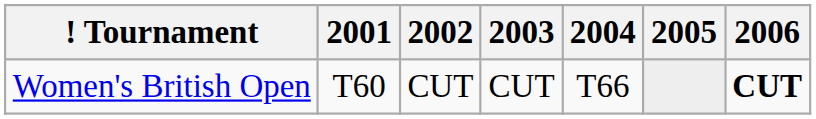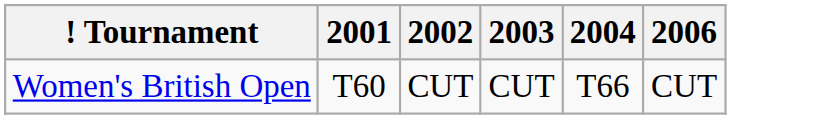- column: (684, 31)
(767, 86) bold -> (684, 86) normal
